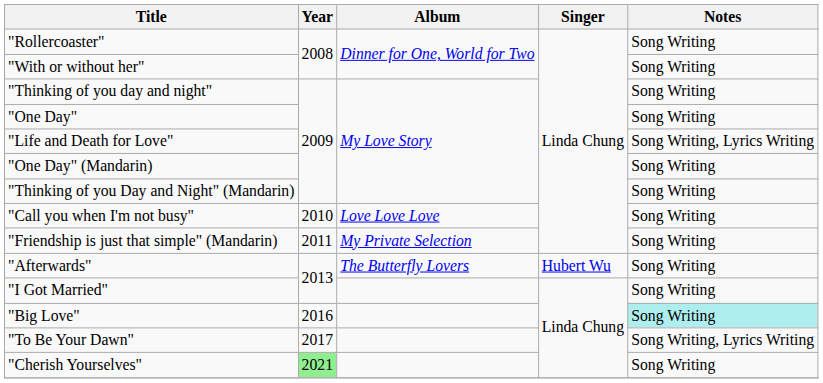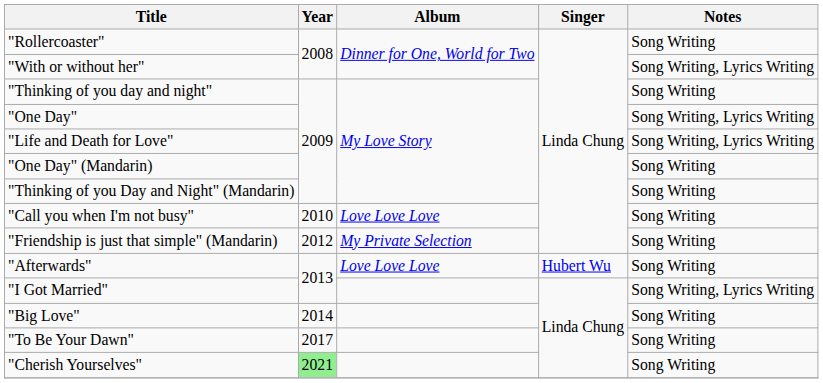(673, 66) Song Writing -> (723, 66) Song Writing, Lyrics Writing
(673, 116) Song Writing -> (723, 116) Song Writing, Lyrics Writing
(317, 240) 2011 -> (317, 240) 2012
(405, 265) The Butterfly Lovers -> (390, 265) Love Love Love
(673, 290) Song Writing -> (723, 290) Song Writing, Lyrics Writing
(317, 315) 2016 -> (317, 315) 2014
(673, 315) paleturquoise background -> (673, 315) no background
(723, 340) Song Writing, Lyrics Writing -> (673, 340) Song Writing
